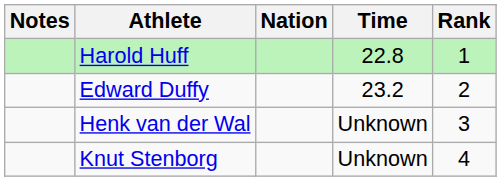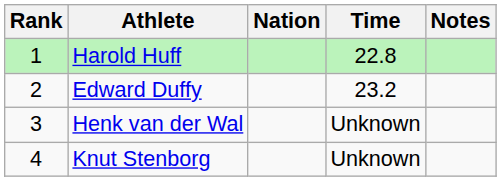columns swapped: (464, 21) <-> (40, 21)
